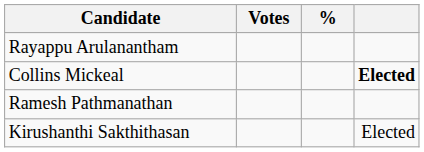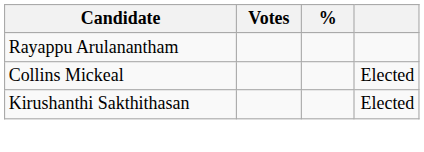(387, 75) bold -> (387, 75) normal
- row: (91, 103)
